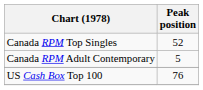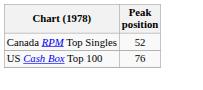- row: (81, 59)
